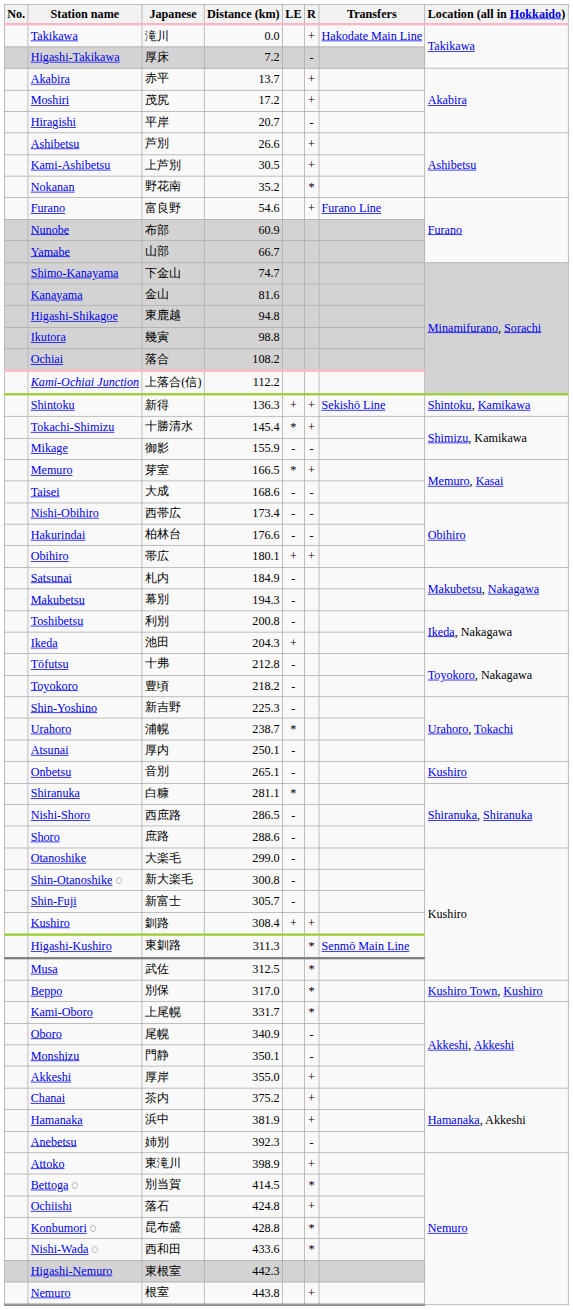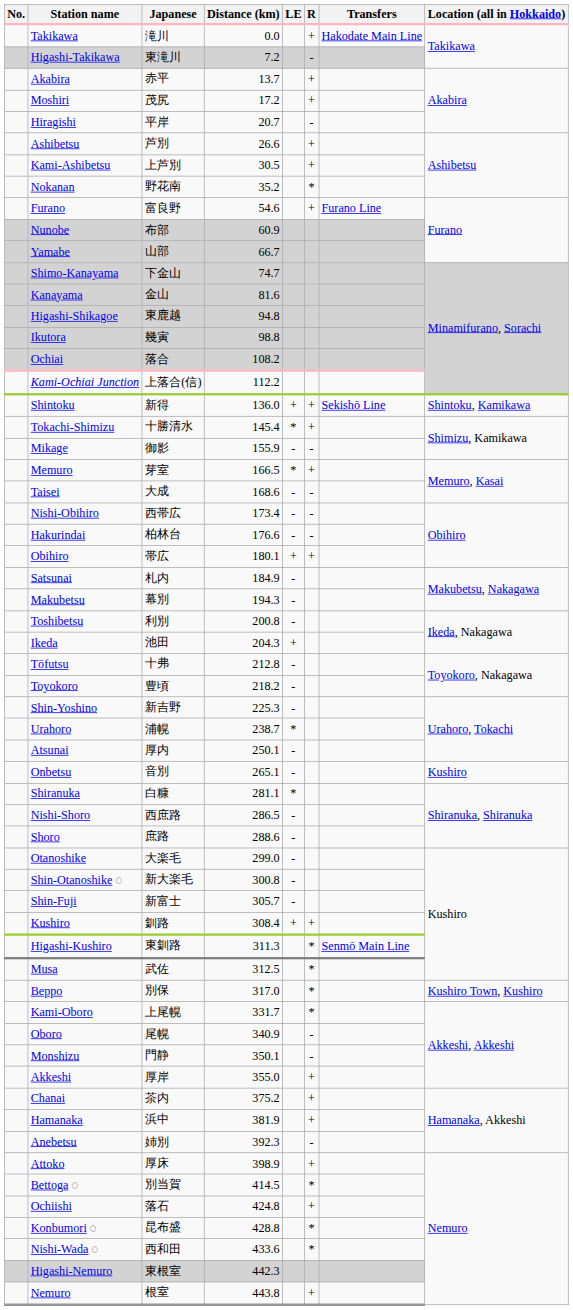(157, 57) 厚床 -> (163, 57) 東滝川
(266, 405) 136.3 -> (266, 405) 136.0
(163, 1163) 東滝川 -> (157, 1163) 厚床
